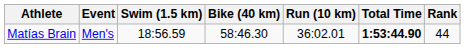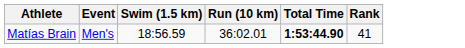- column: (244, 14)
(442, 34) 44 -> (365, 34) 41
